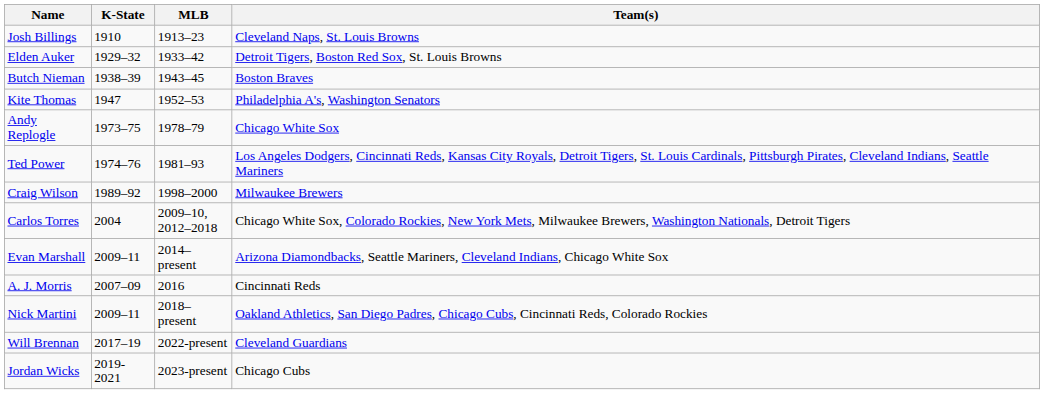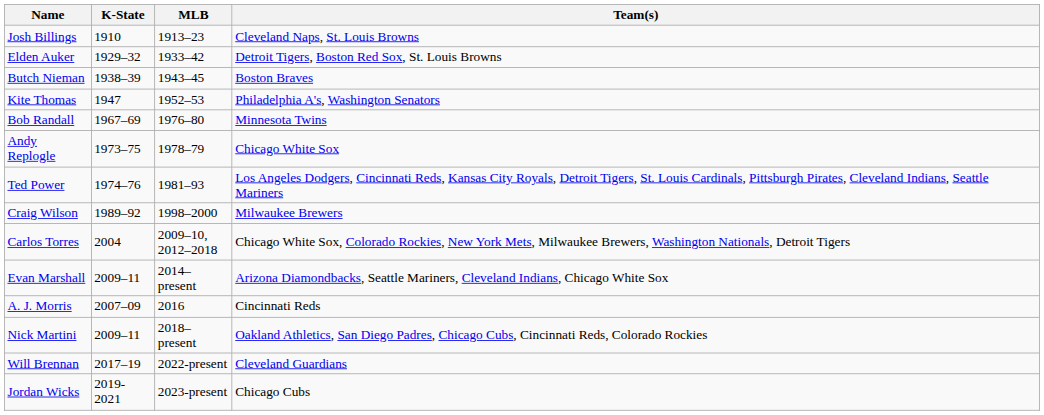+ row: (41, 120)
